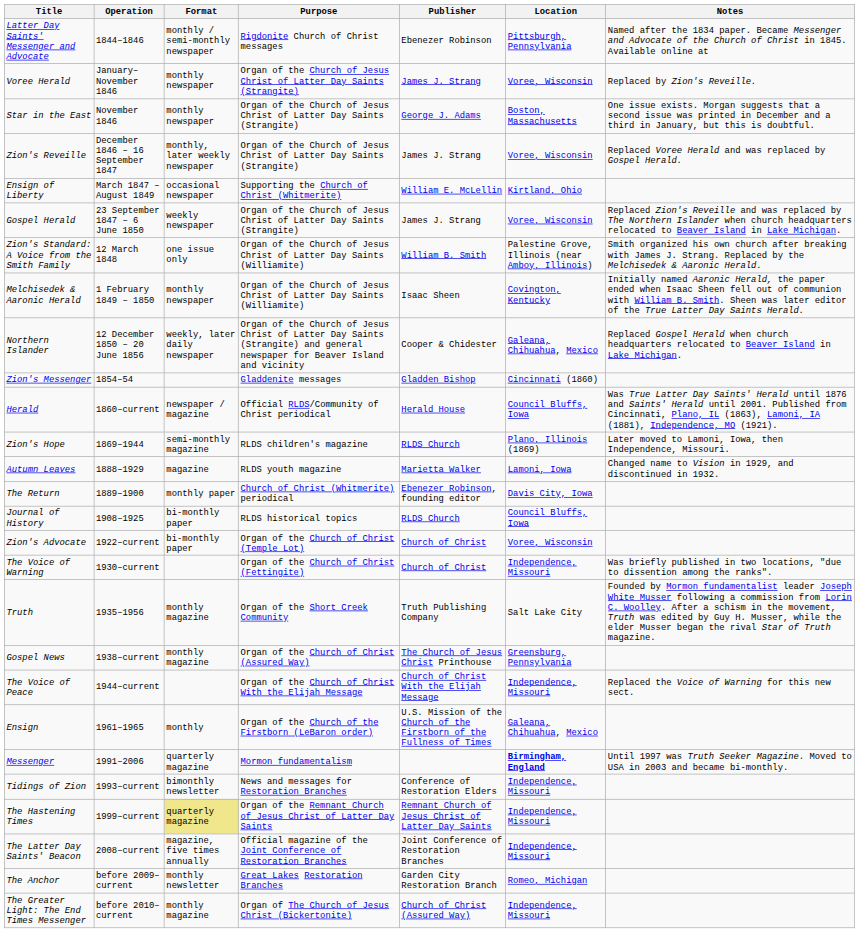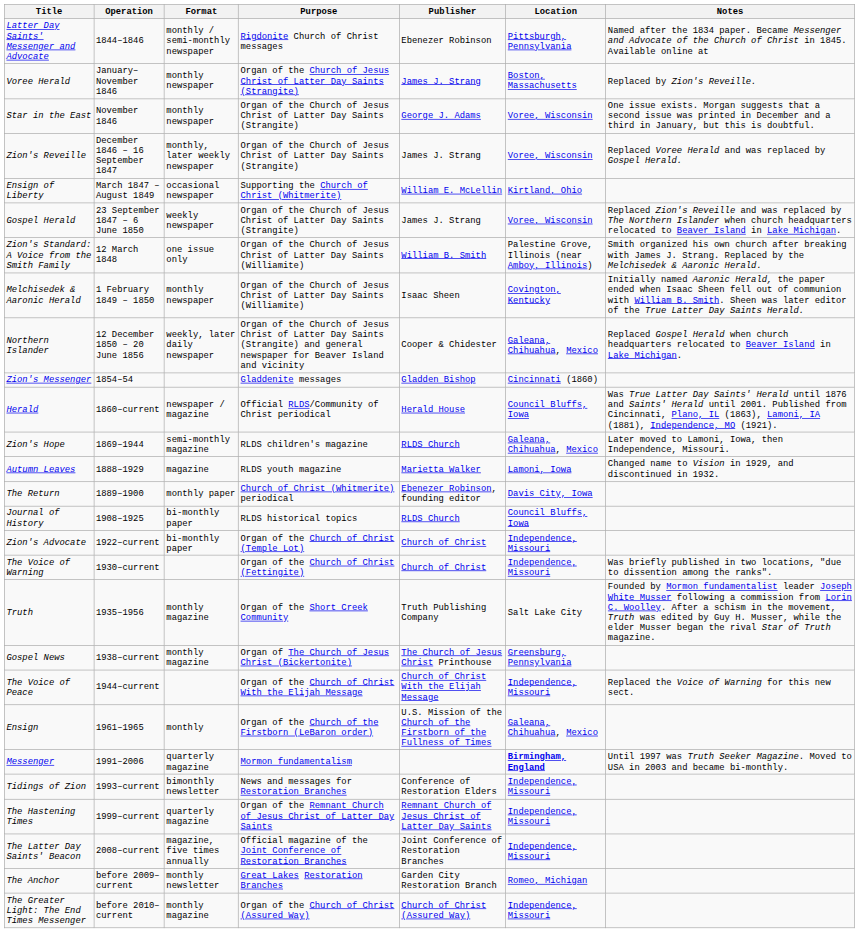(550, 81) Voree, Wisconsin -> (542, 81) Boston, Massachusetts
(542, 116) Boston, Massachusetts -> (550, 116) Voree, Wisconsin
(548, 445) Plano, Illinois (1869) -> (553, 445) Galeana, Chihuahua, Mexico
(550, 543) Voree, Wisconsin -> (542, 543) Independence, Missouri
(317, 658) Organ of the Church of Christ (Assured Way) -> (315, 658) Organ of The Church of Jesus Christ (Bickertonite)
(190, 816) khaki background -> (190, 816) no background
(315, 911) Organ of The Church of Jesus Christ (Bickertonite) -> (317, 911) Organ of the Church of Christ (Assured Way)
